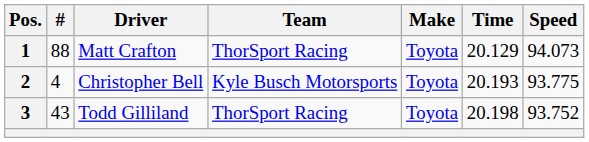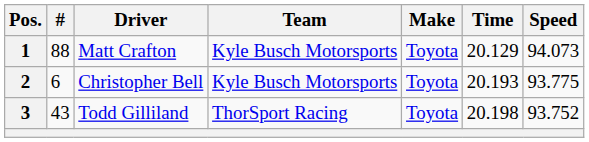(280, 51) ThorSport Racing -> (305, 51) Kyle Busch Motorsports
(55, 82) 4 -> (55, 82) 6
